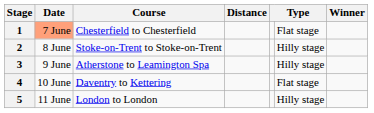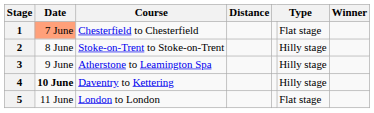(54, 82) normal -> (55, 82) bold
(298, 82) Flat stage -> (303, 82) Hilly stage
(301, 99) Hilly stage -> (300, 99) Flat stage
